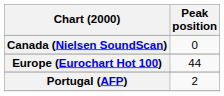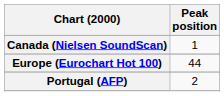(195, 44) 0 -> (195, 44) 1
